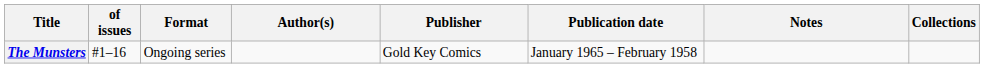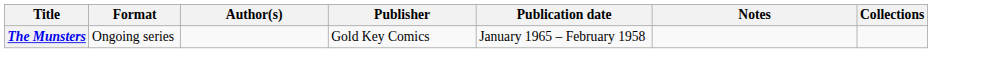- column: (115, 22)
